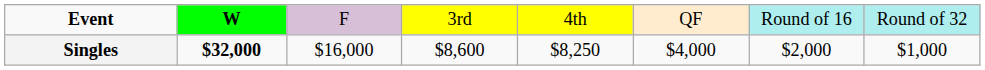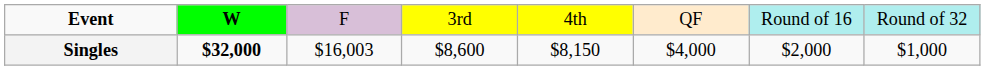(344, 49) $16,000 -> (344, 49) $16,003
(575, 49) $8,250 -> (575, 49) $8,150
